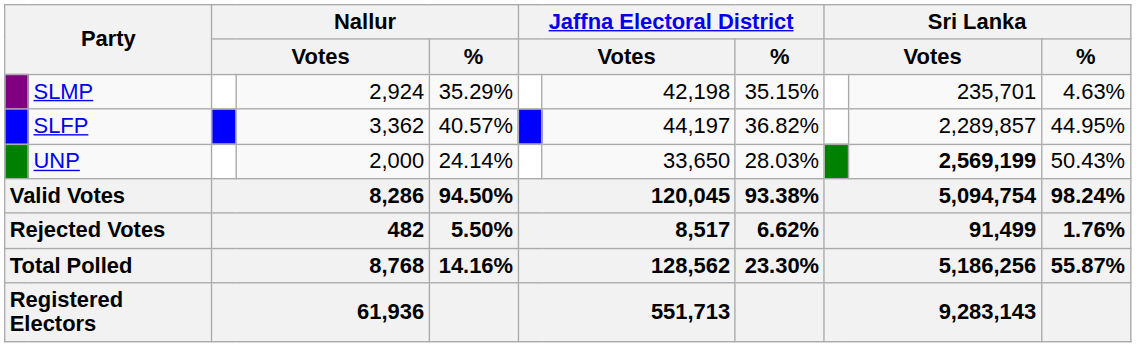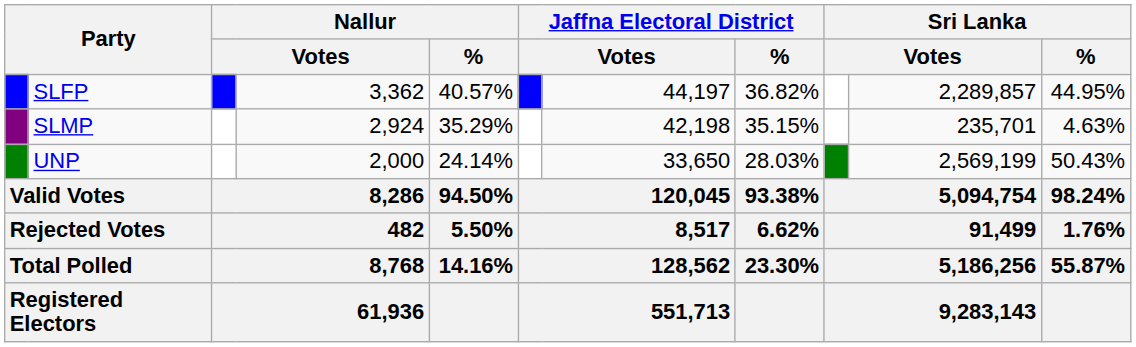rows swapped: (61, 126) <-> (63, 91)
(987, 160) bold -> (987, 160) normal
